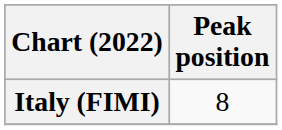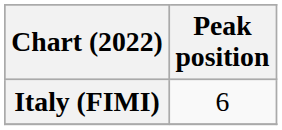(222, 101) 8 -> (222, 101) 6
